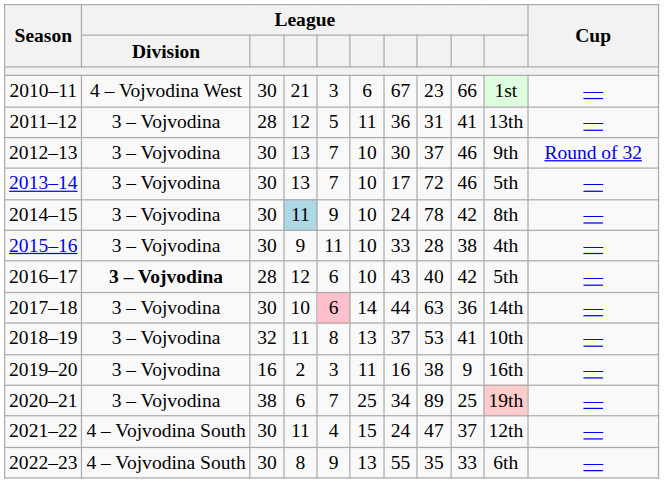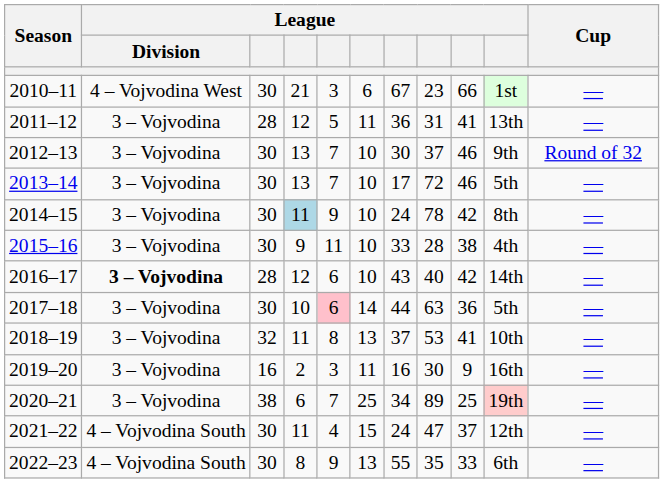(506, 276) 5th -> (506, 276) 14th
(506, 307) 14th -> (506, 307) 5th
(434, 369) 38 -> (434, 369) 30
